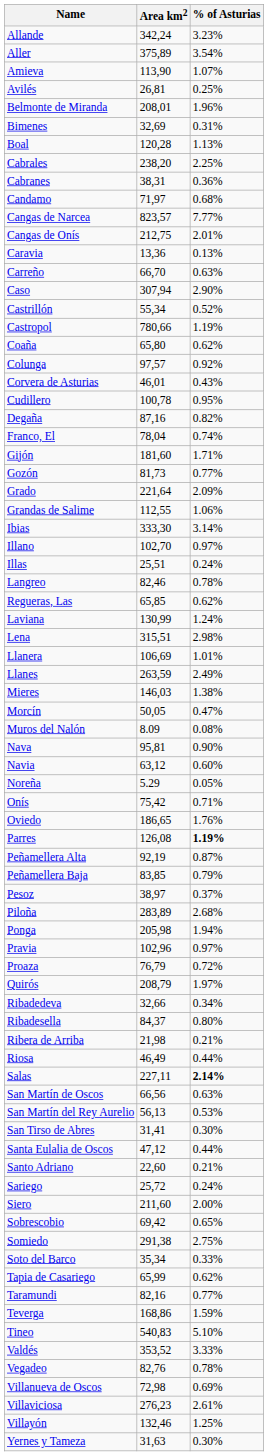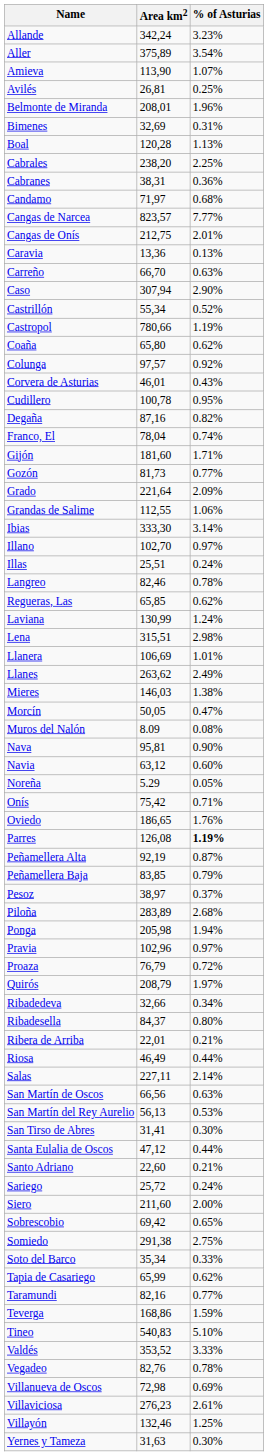(156, 674) 263,59 -> (156, 674) 263,62
(153, 1039) 21,98 -> (153, 1039) 22,01
(209, 1076) bold -> (208, 1076) normal
